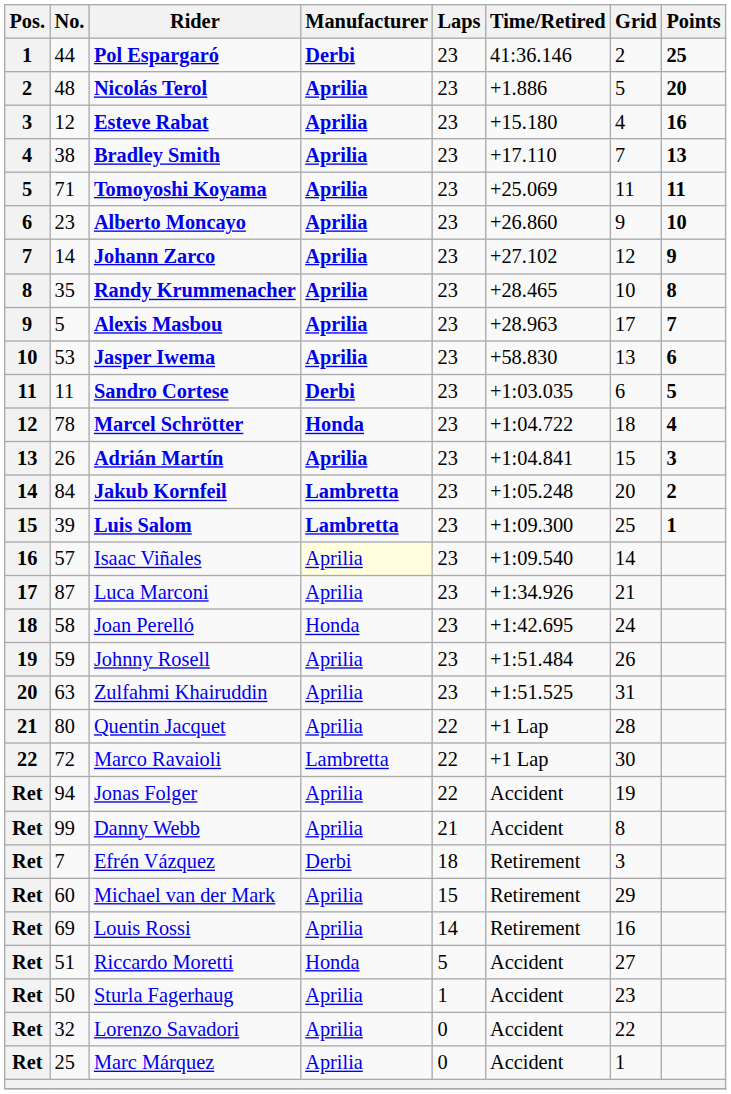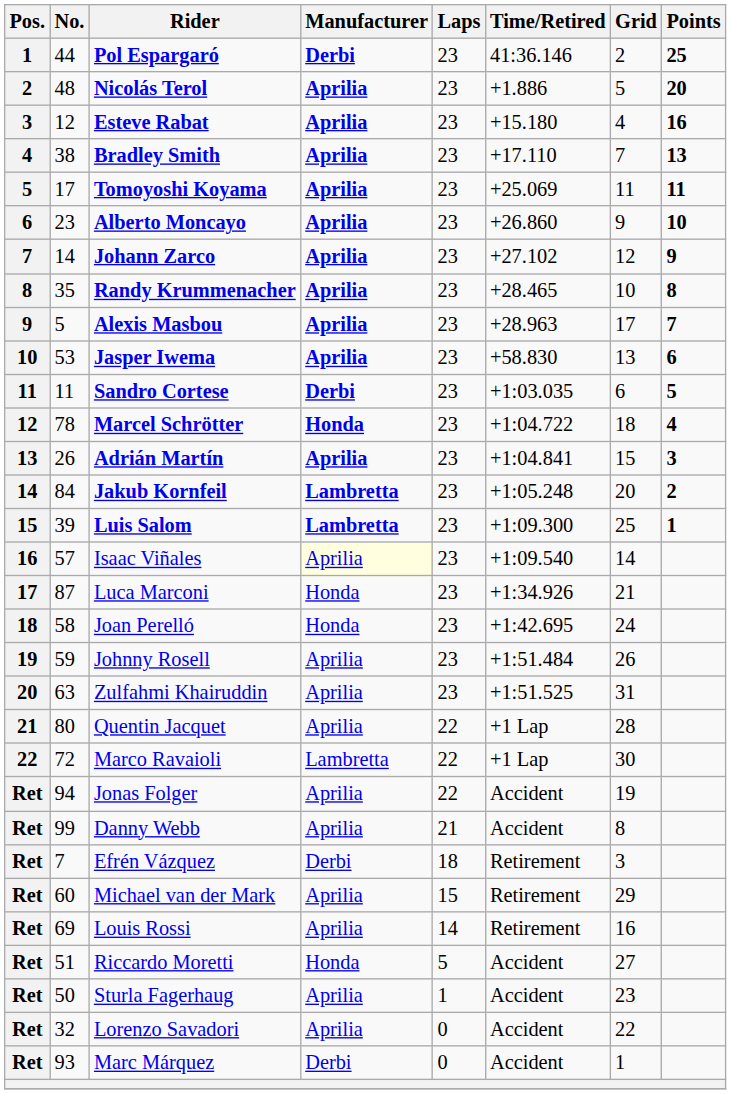(65, 189) 71 -> (65, 189) 17
(334, 592) Aprilia -> (332, 592) Honda
(65, 1062) 25 -> (65, 1062) 93
(334, 1062) Aprilia -> (328, 1062) Derbi
